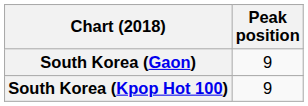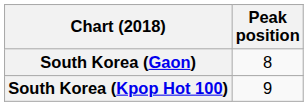(268, 62) 9 -> (268, 62) 8
